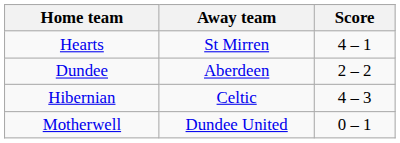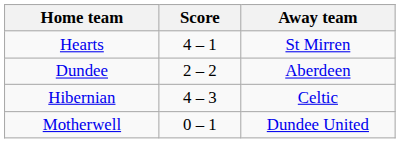columns swapped: (355, 17) <-> (237, 17)
